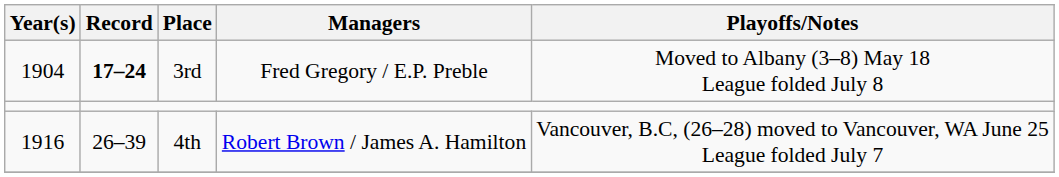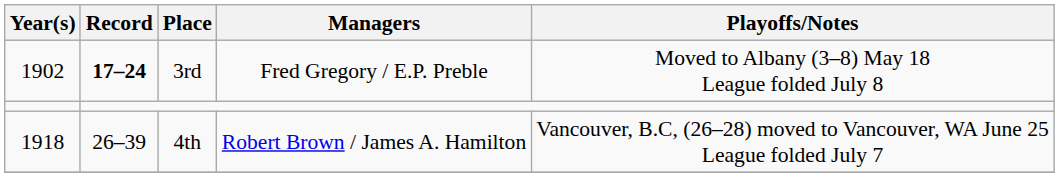(43, 70) 1904 -> (43, 70) 1902
(43, 142) 1916 -> (43, 142) 1918
